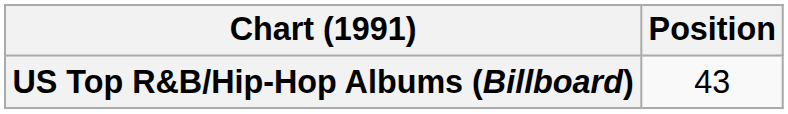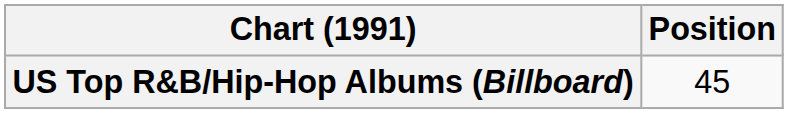(712, 81) 43 -> (712, 81) 45
